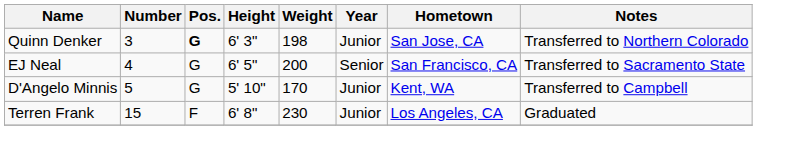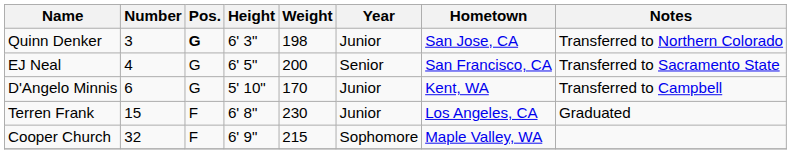(129, 88) 5 -> (129, 88) 6
+ row: (60, 137)
